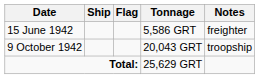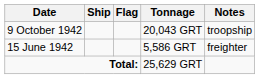rows swapped: (40, 30) <-> (45, 47)
